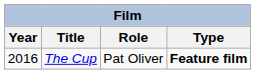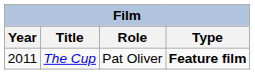(23, 59) 2016 -> (22, 59) 2011
